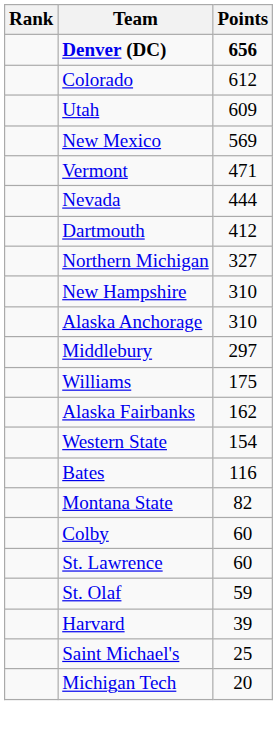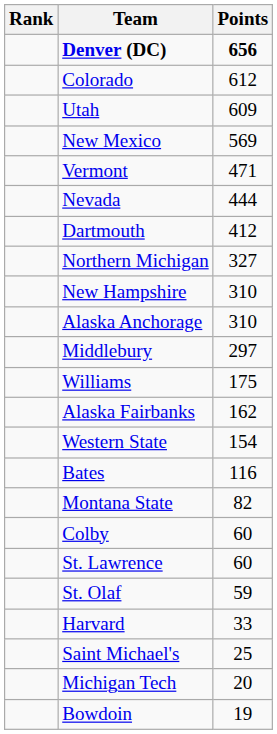(243, 623) 39 -> (243, 623) 33
+ row: (97, 714)
